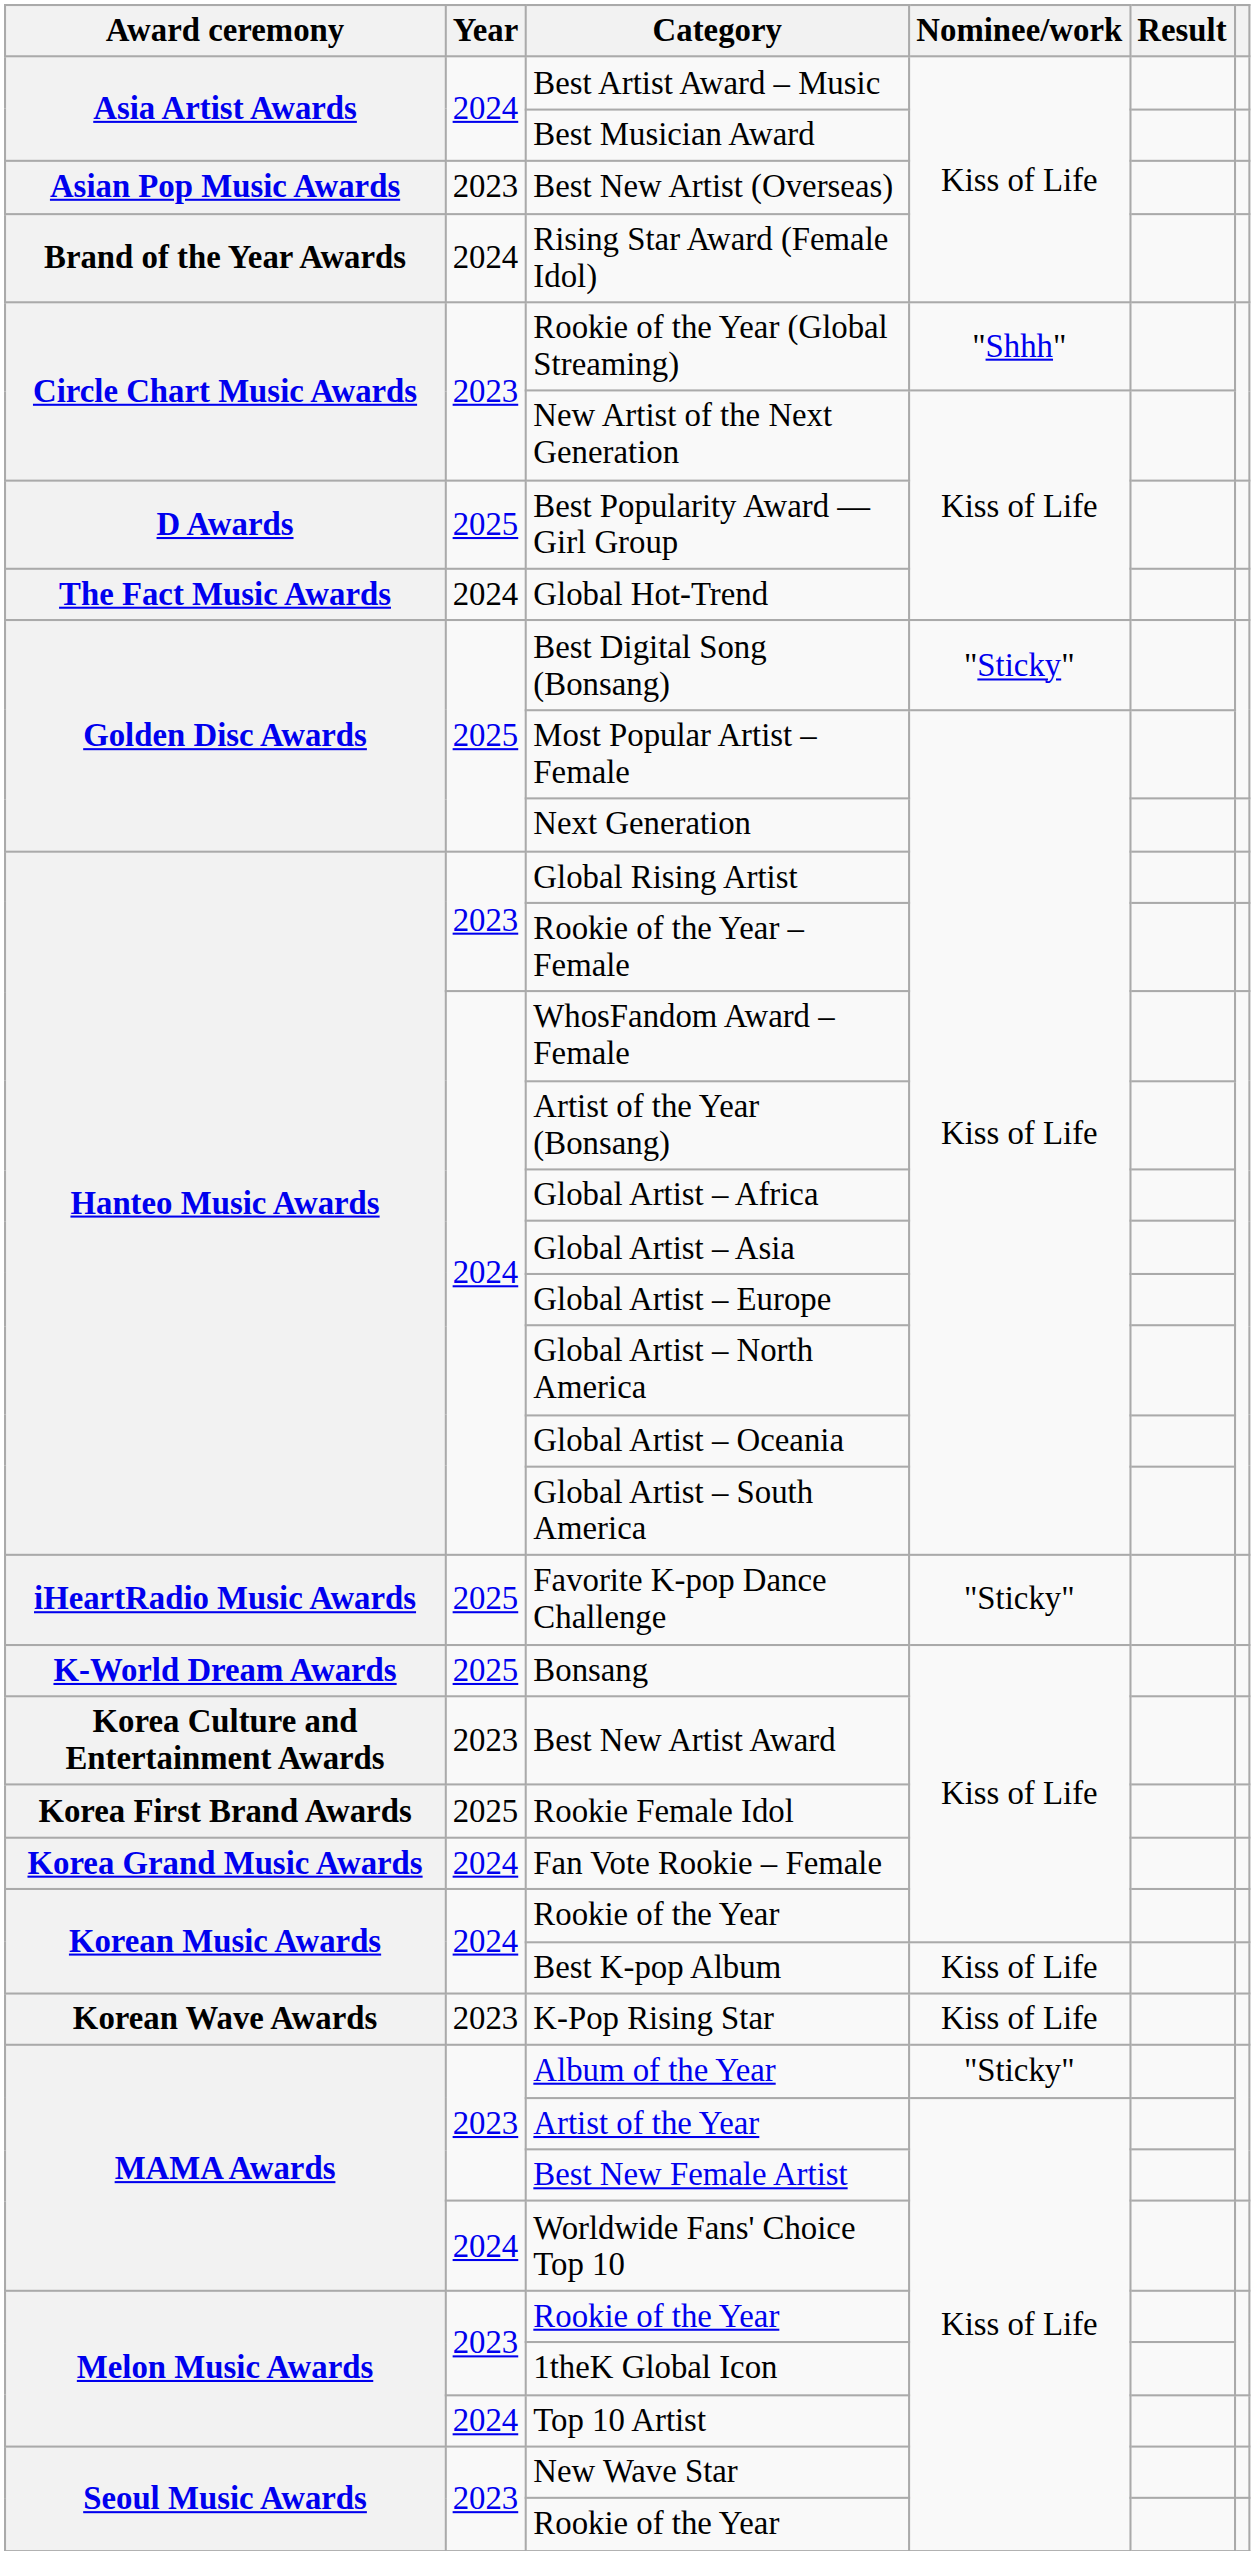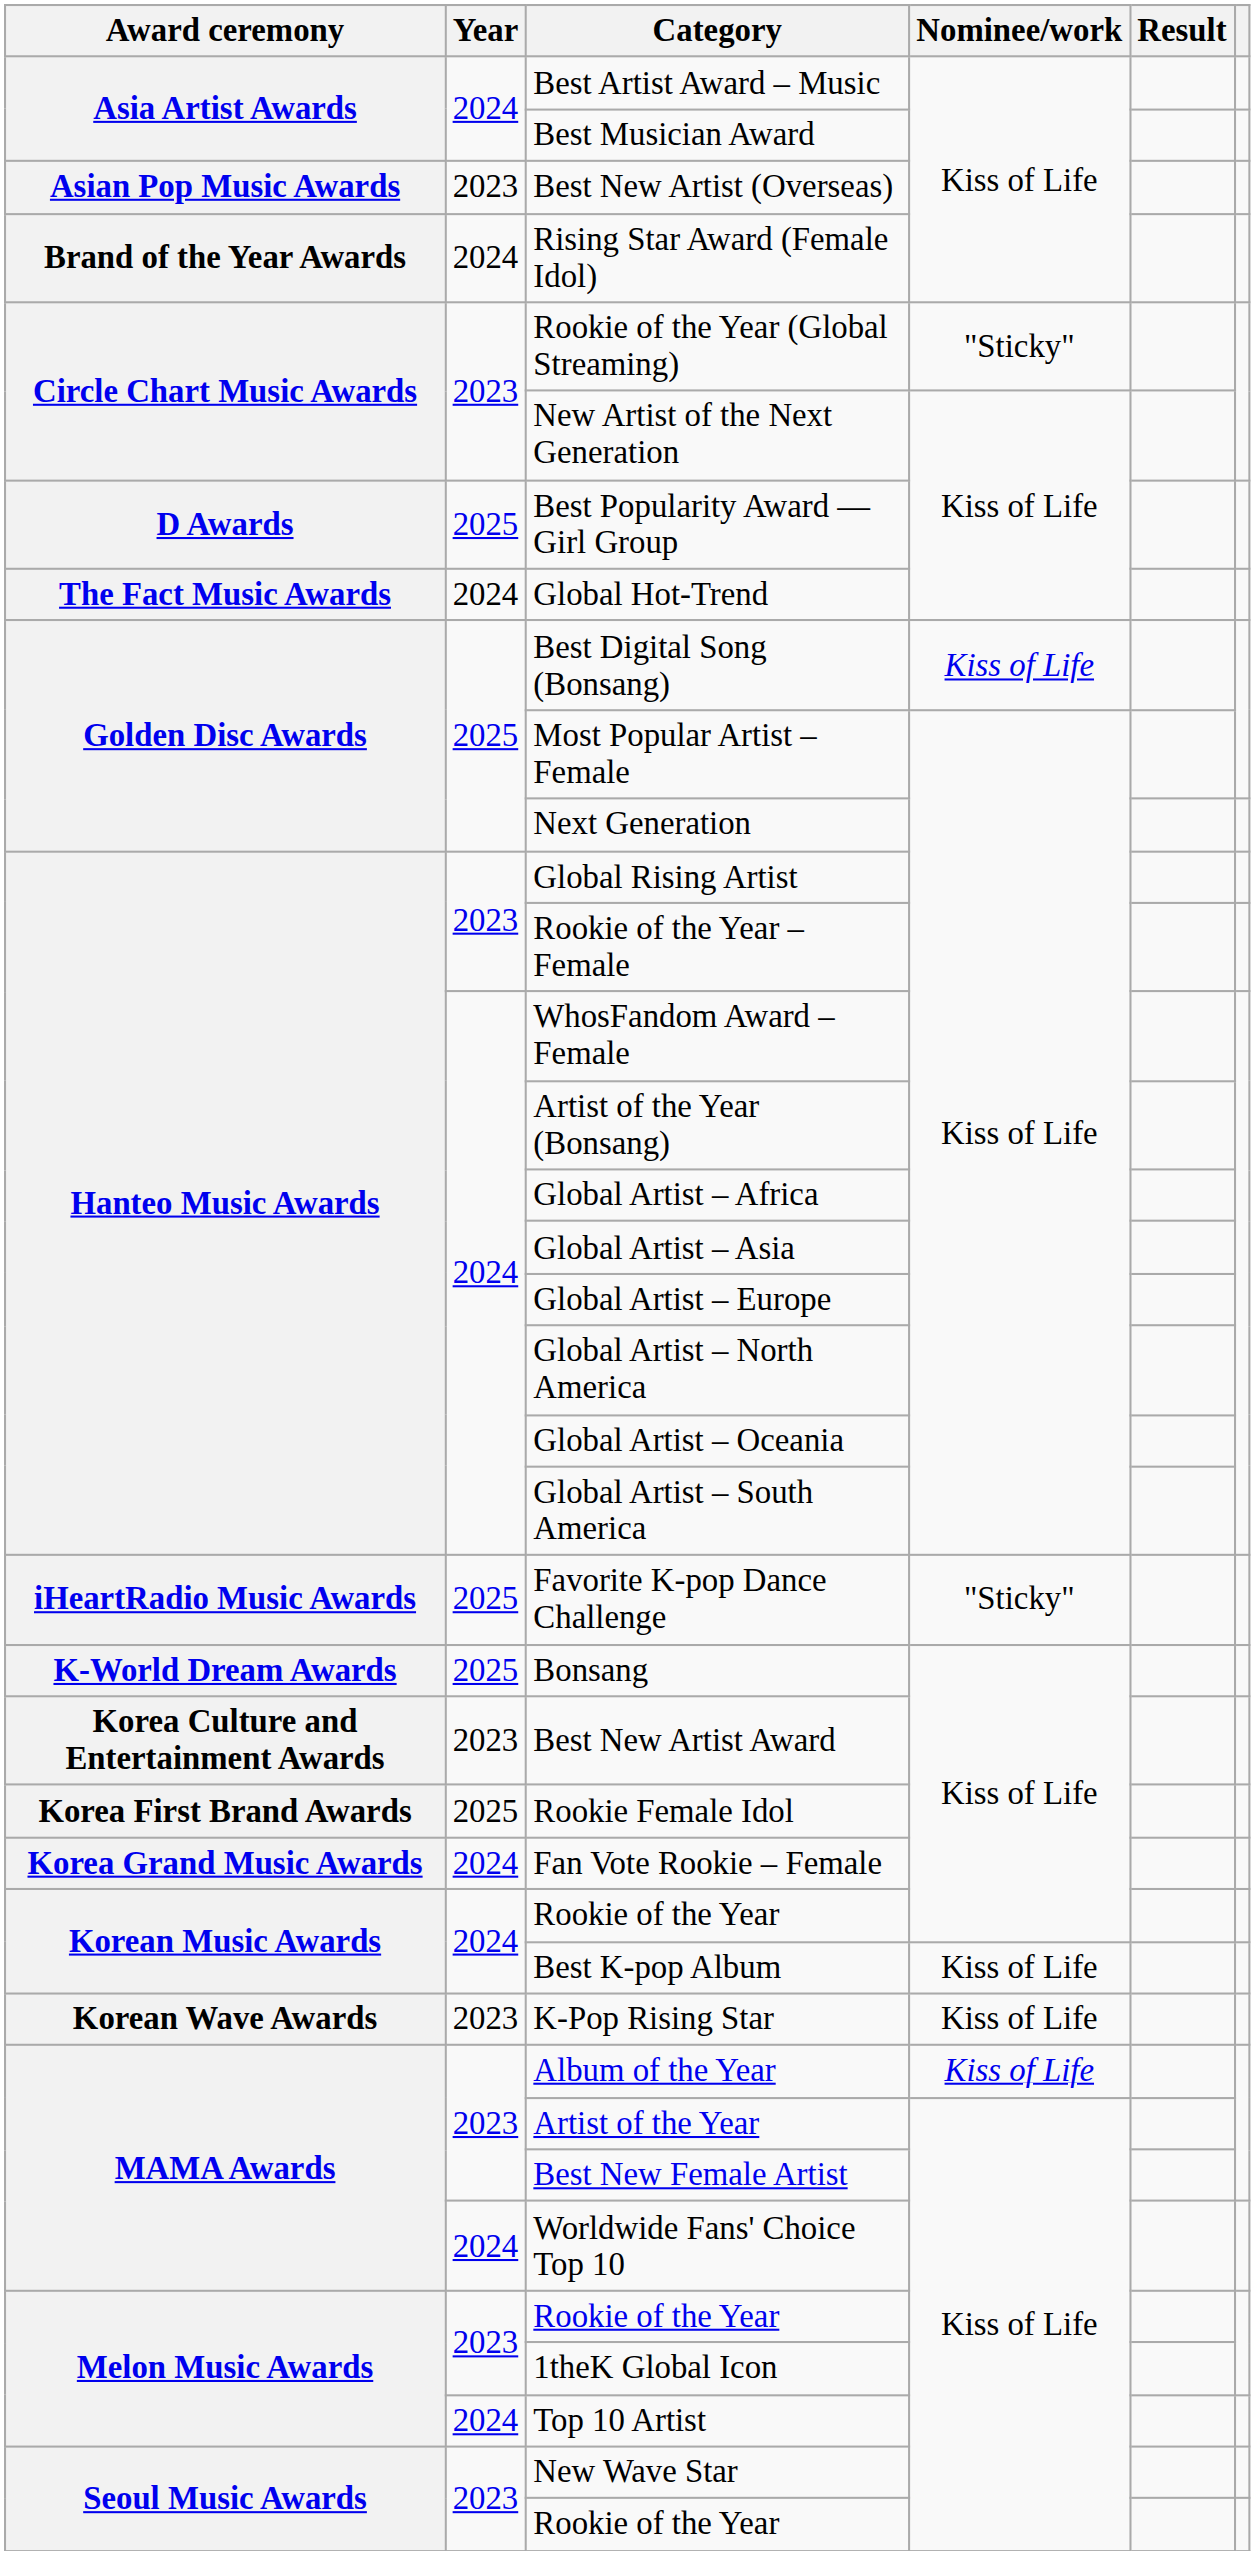(1019, 345) "Shhh" -> (1019, 345) "Sticky"
(1019, 664) "Sticky" -> (1019, 664) Kiss of Life
(1019, 2070) "Sticky" -> (1019, 2070) Kiss of Life
